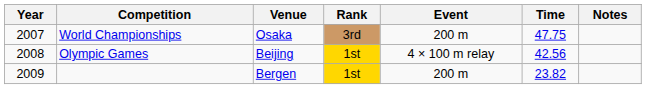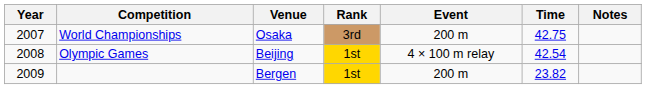(550, 35) 47.75 -> (550, 35) 42.75
(550, 54) 42.56 -> (550, 54) 42.54
